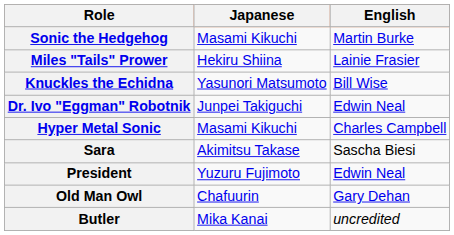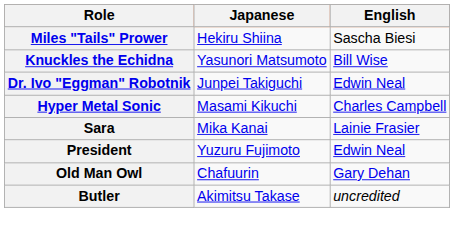- row: (99, 38)
(376, 60) Lainie Frasier -> (374, 38) Sascha Biesi
(248, 151) Akimitsu Takase -> (232, 128) Mika Kanai
(374, 151) Sascha Biesi -> (376, 128) Lainie Frasier
(232, 219) Mika Kanai -> (248, 196) Akimitsu Takase
